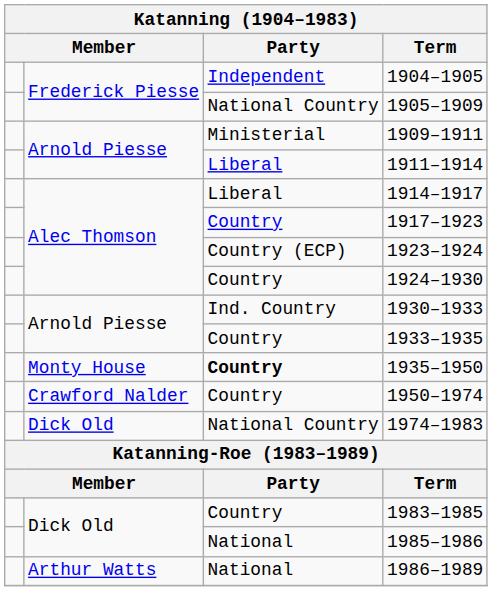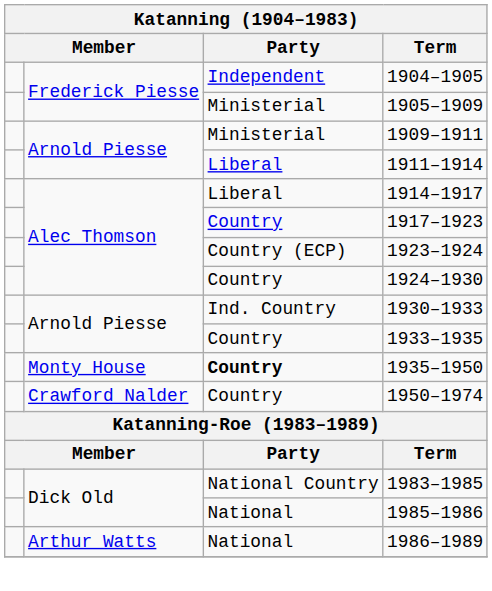(293, 106) National Country -> (266, 106) Ministerial
- row: (435, 426)
(245, 513) Country -> (293, 484) National Country
